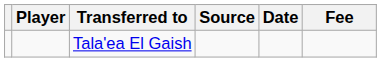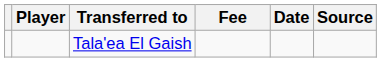columns swapped: (339, 17) <-> (227, 17)
